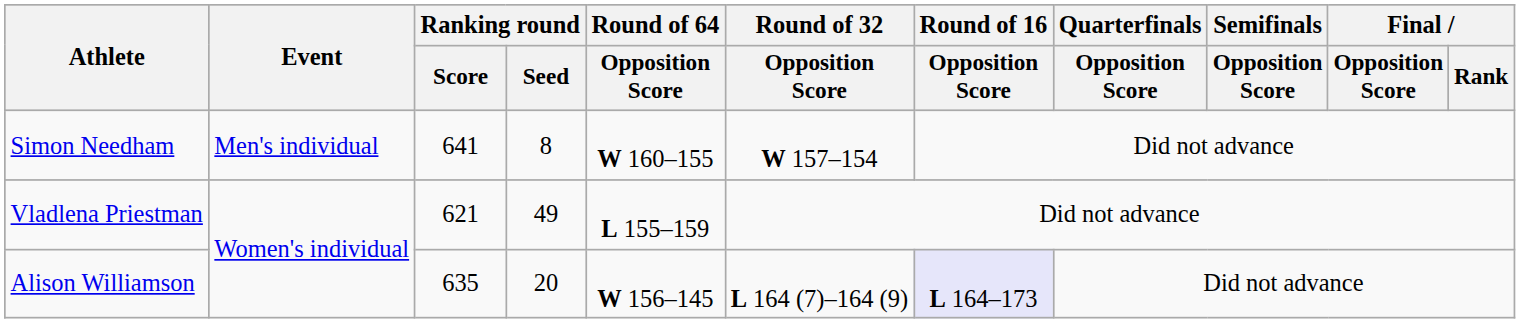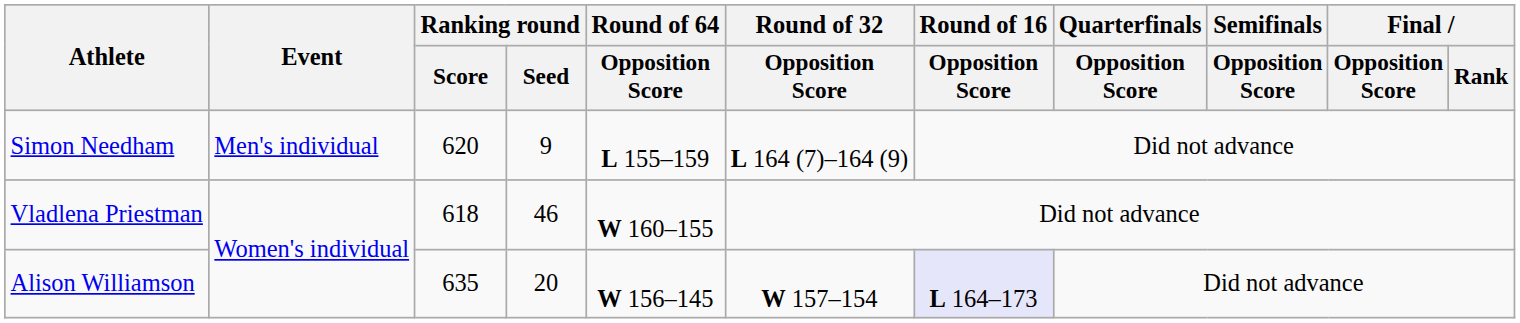(461, 145) 641 -> (461, 145) 620
(546, 145) 8 -> (546, 145) 9
(655, 159) W 160–155 -> (655, 159) L 155–159
(819, 159) W 157–154 -> (819, 159) L 164 (7)–164 (9)
(461, 214) 621 -> (461, 214) 618
(546, 214) 49 -> (546, 214) 46
(655, 229) L 155–159 -> (655, 229) W 160–155
(819, 298) L 164 (7)–164 (9) -> (819, 298) W 157–154
